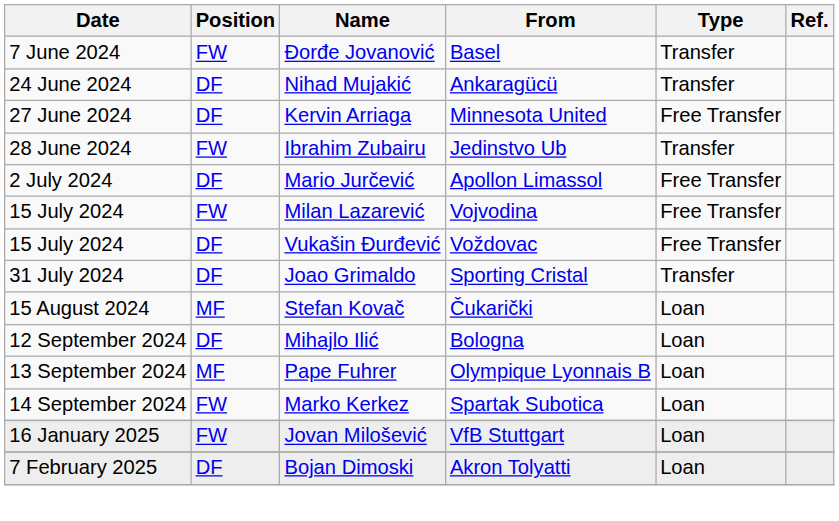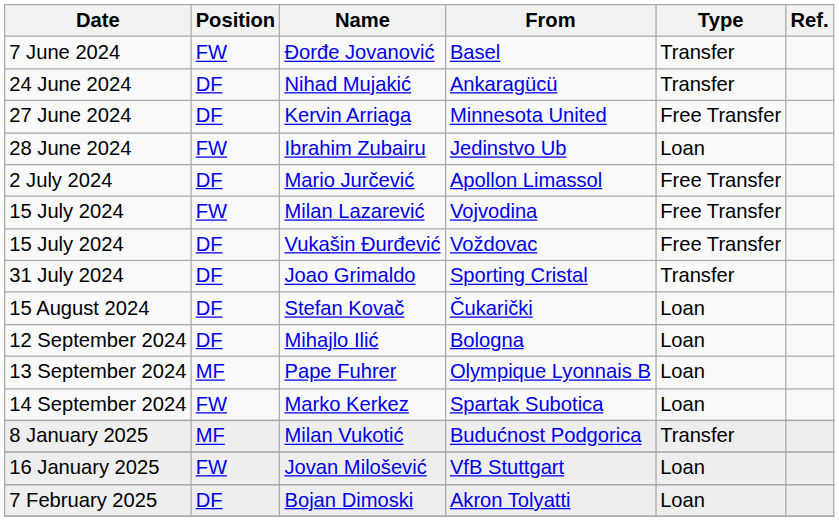(697, 148) Transfer -> (683, 148) Loan
(210, 308) MF -> (209, 308) DF
+ row: (344, 436)
